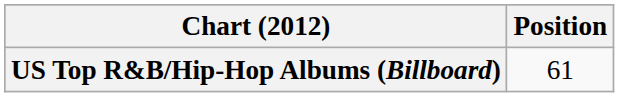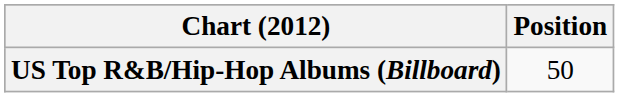(560, 69) 61 -> (560, 69) 50
